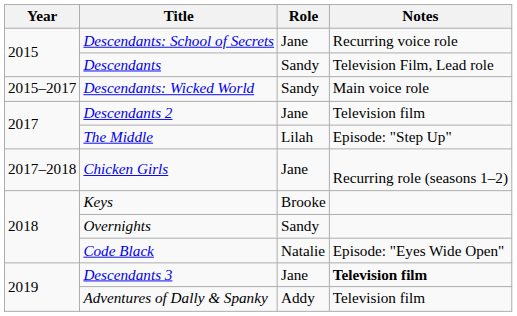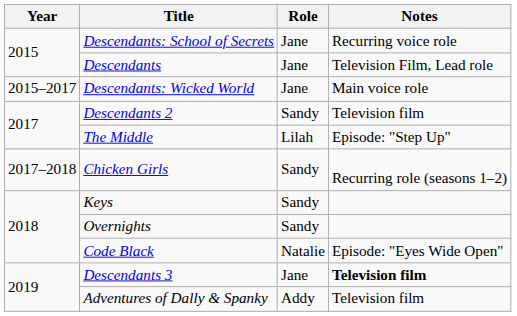(300, 64) Sandy -> (295, 64) Jane
(300, 88) Sandy -> (295, 88) Jane
(295, 112) Jane -> (300, 112) Sandy
(295, 169) Jane -> (300, 169) Sandy
(303, 202) Brooke -> (300, 202) Sandy
